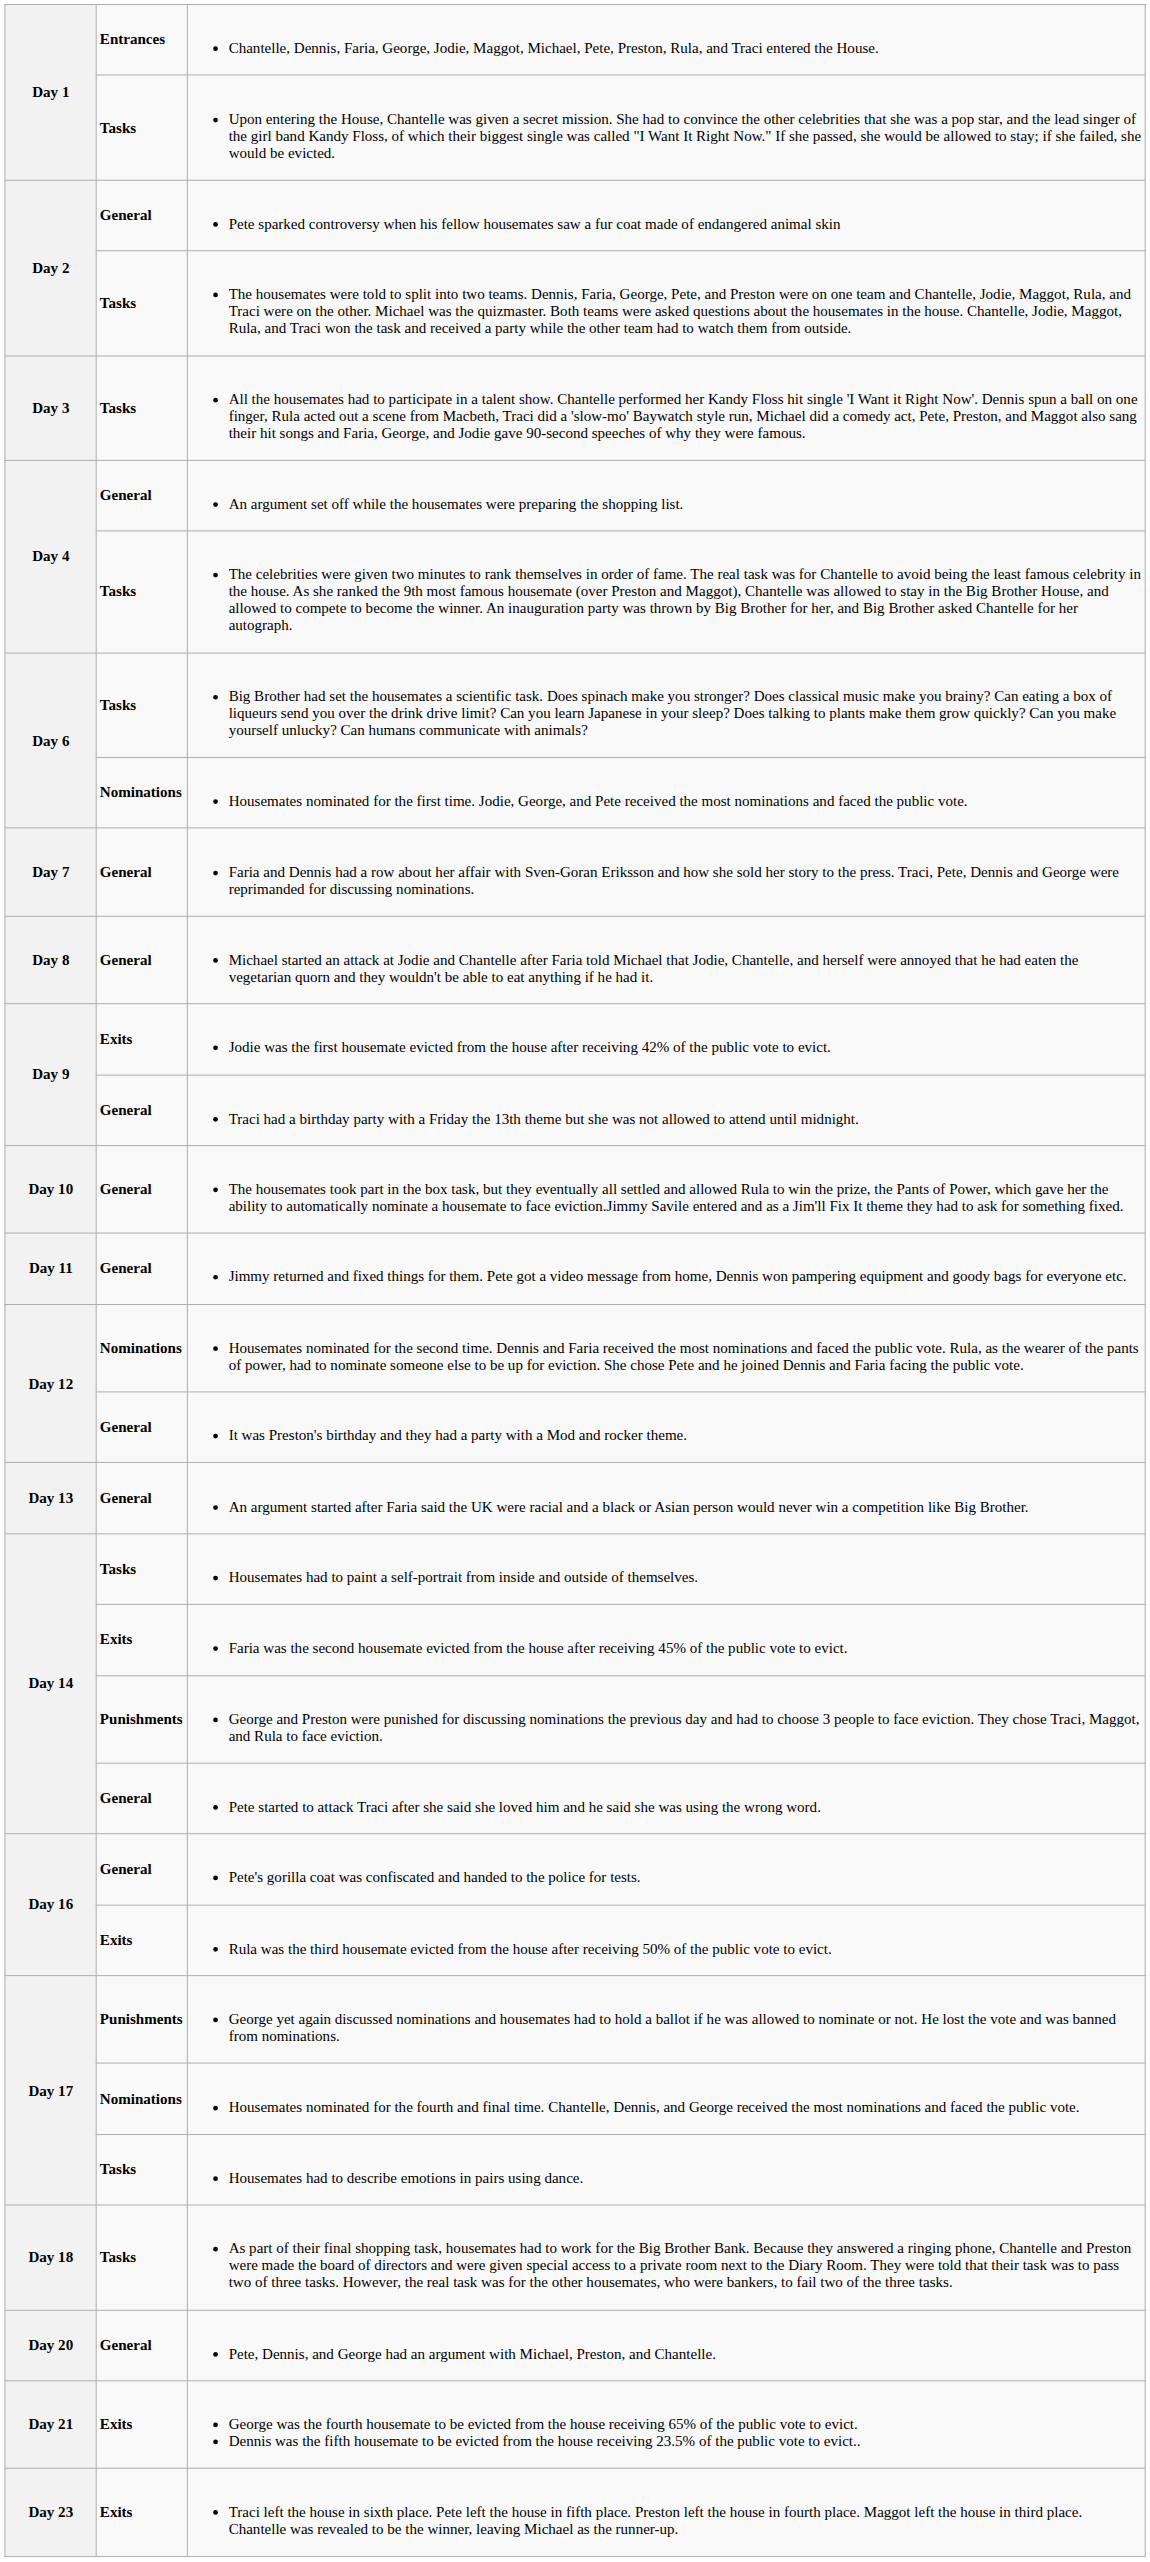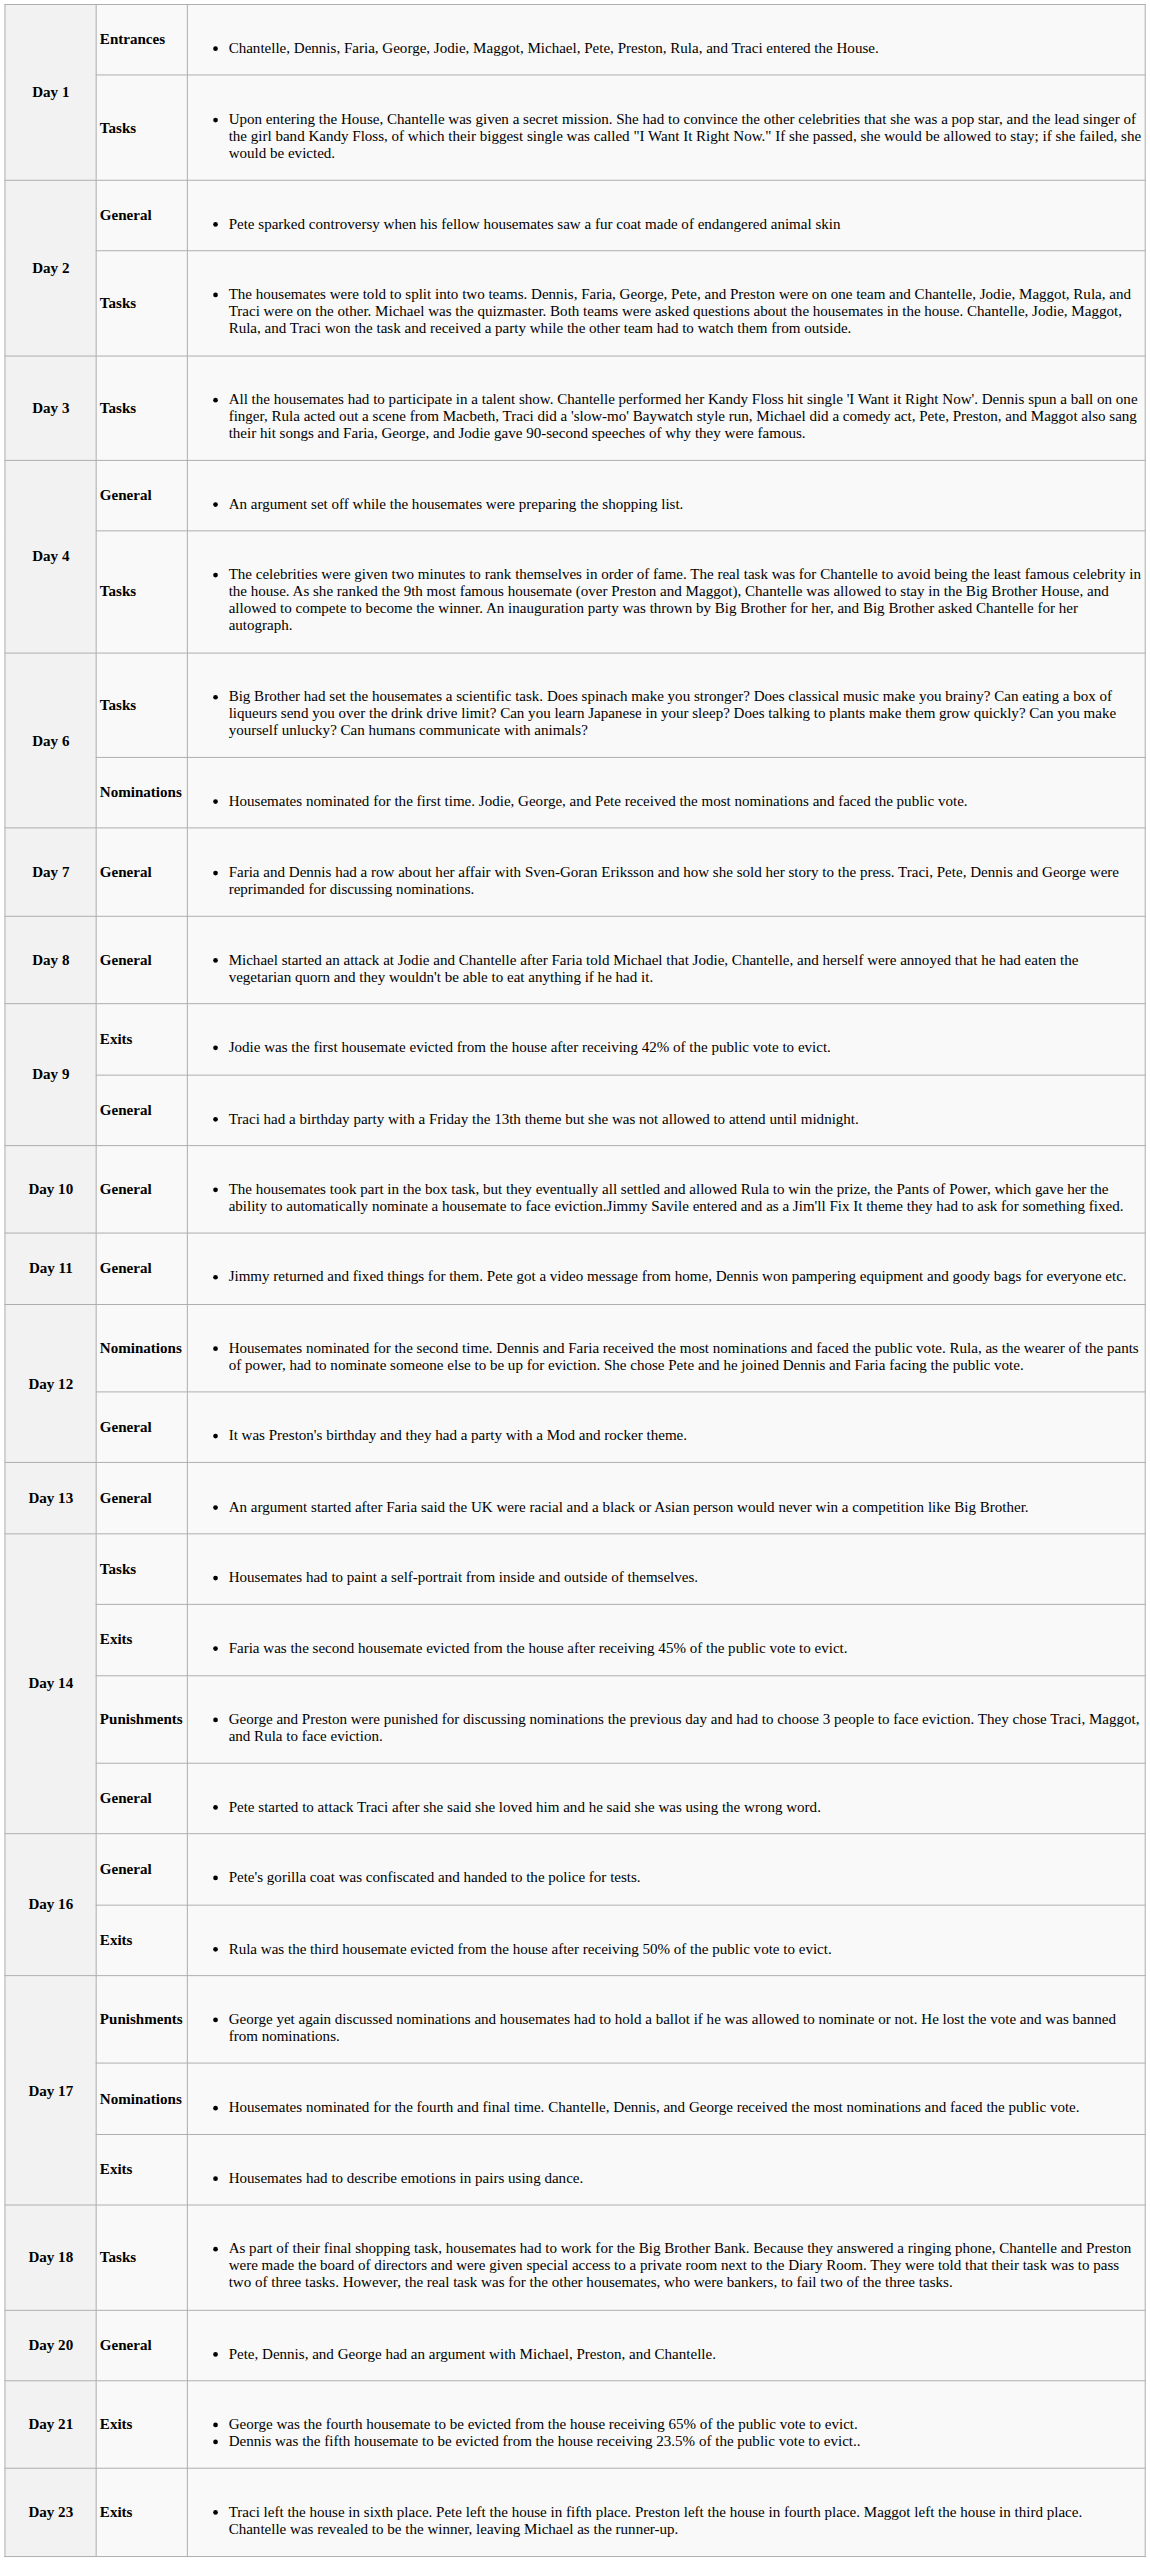(118, 2169) Tasks -> (116, 2169) Exits
